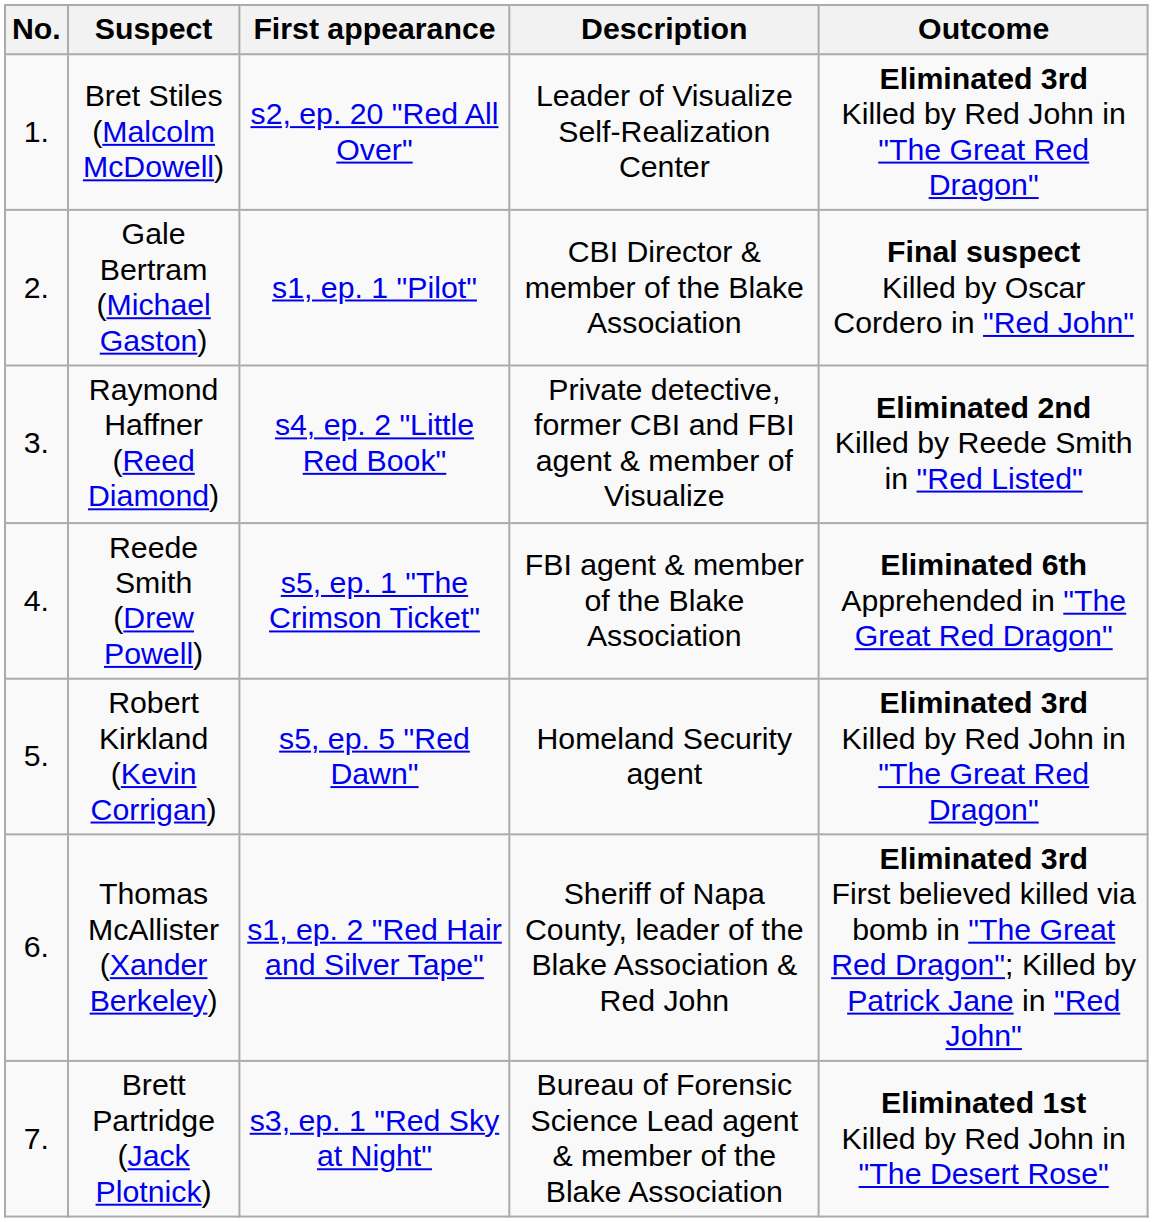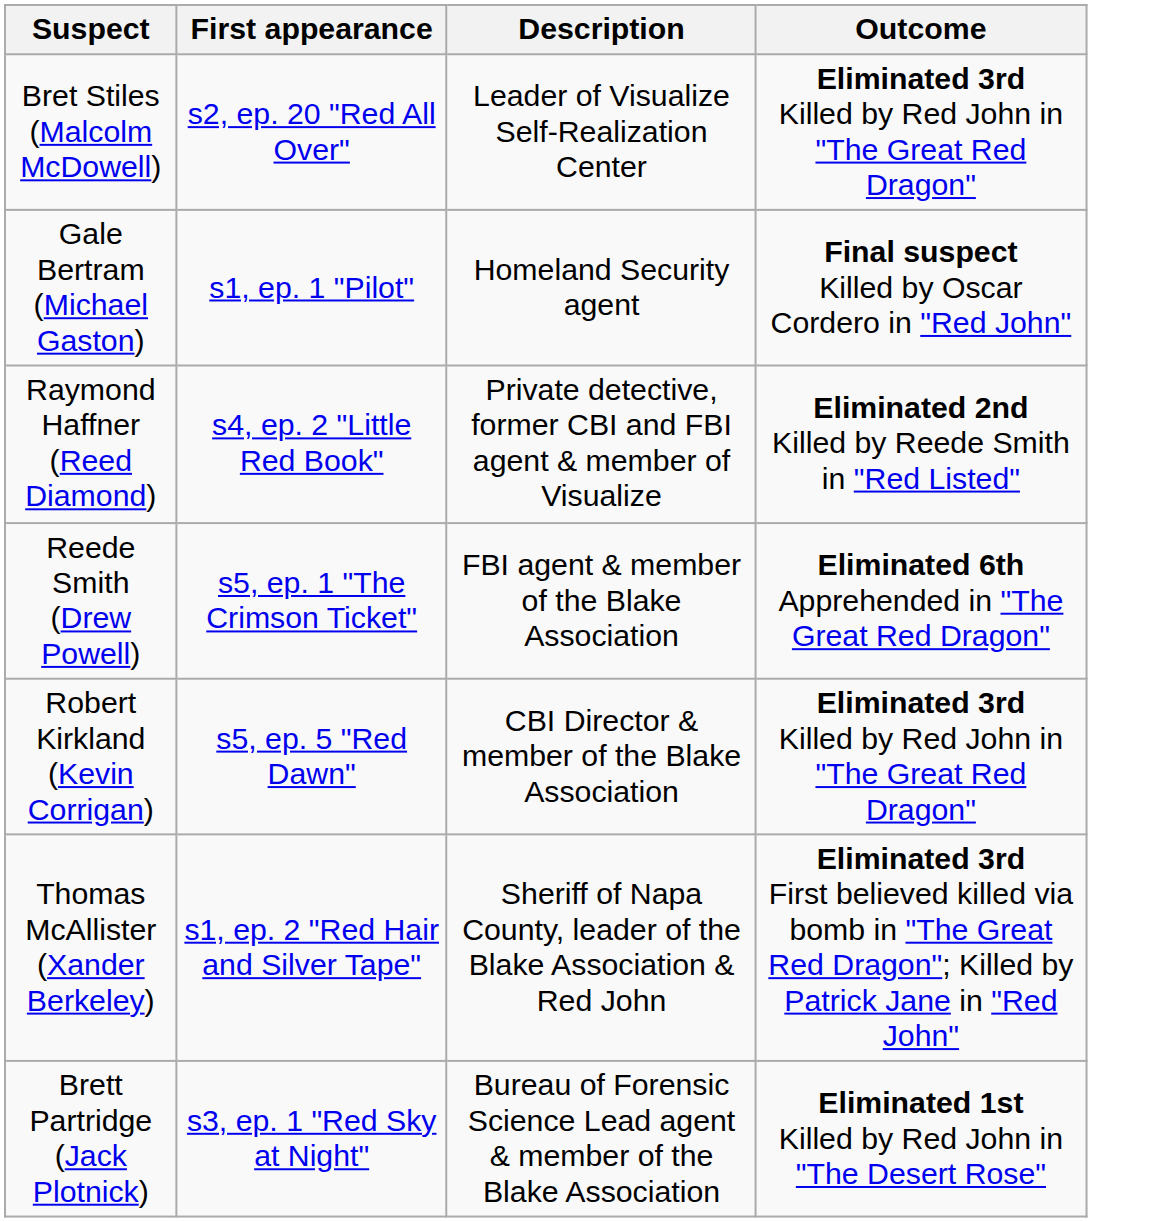- column: (36, 29)
(664, 288) CBI Director & member of the Blake Association -> (602, 288) Homeland Security agent
(664, 755) Homeland Security agent -> (602, 755) CBI Director & member of the Blake Association
